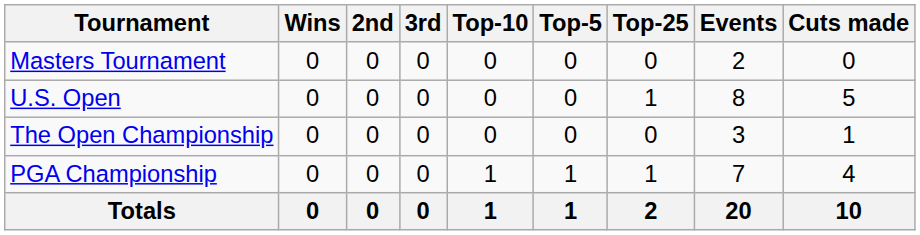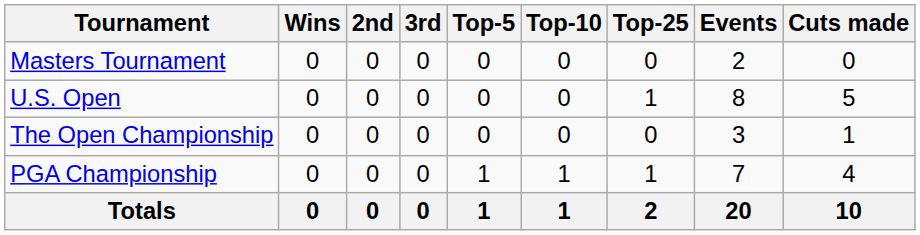columns swapped: (571, 23) <-> (490, 23)
